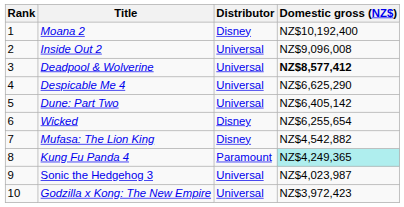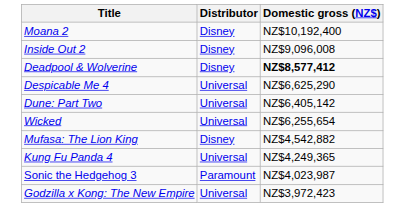- column: (21, 13)
(240, 49) Universal -> (217, 49) Disney
(240, 67) Universal -> (217, 67) Disney
(234, 121) Disney -> (223, 121) Universal
(244, 157) Paramount -> (223, 157) Universal
(316, 157) paleturquoise background -> (299, 157) no background
(240, 175) Universal -> (228, 175) Paramount
